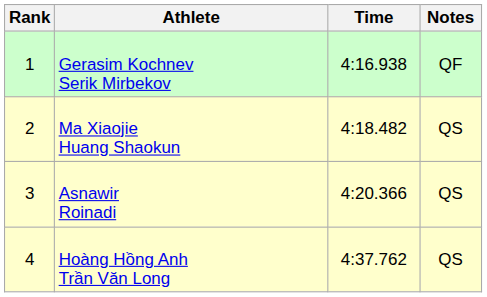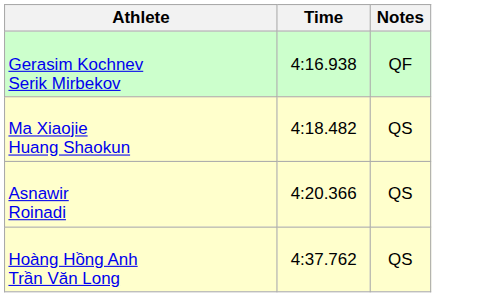- column: (30, 17)
